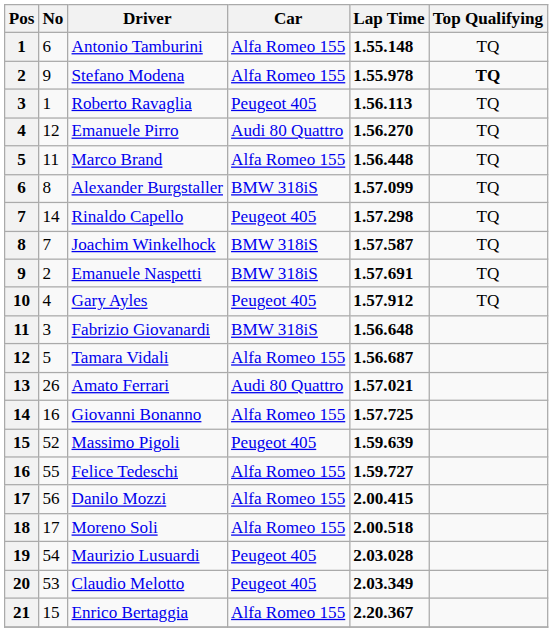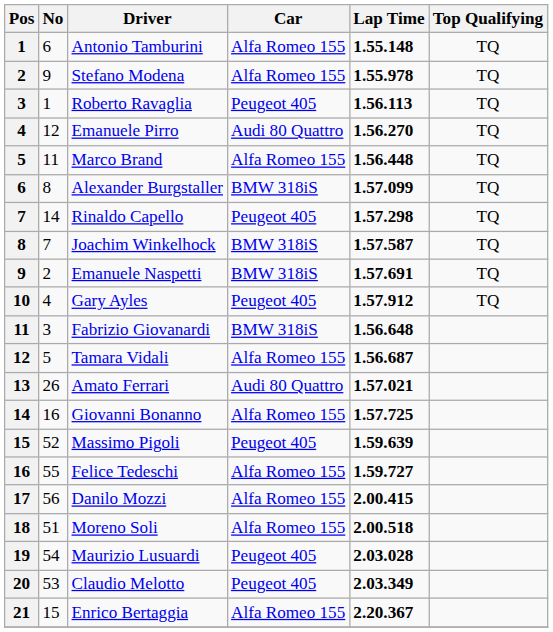(488, 74) bold -> (488, 74) normal
(51, 527) 17 -> (51, 527) 51
